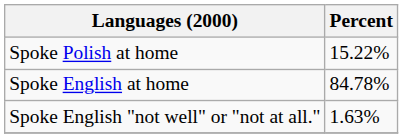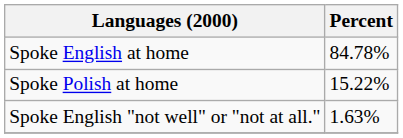rows swapped: (99, 85) <-> (94, 52)
